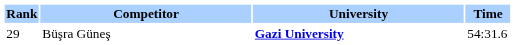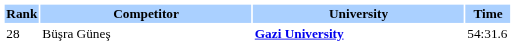(13, 33) 29 -> (13, 33) 28
